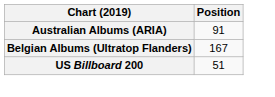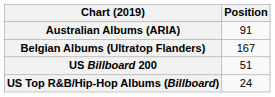+ row: (113, 83)
